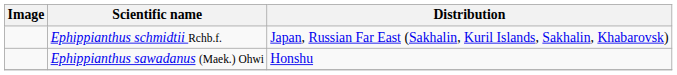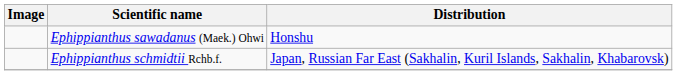rows swapped: (157, 59) <-> (136, 37)
